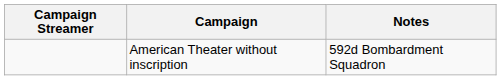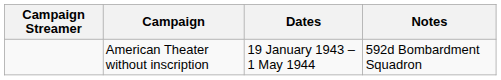+ column: (304, 22)
